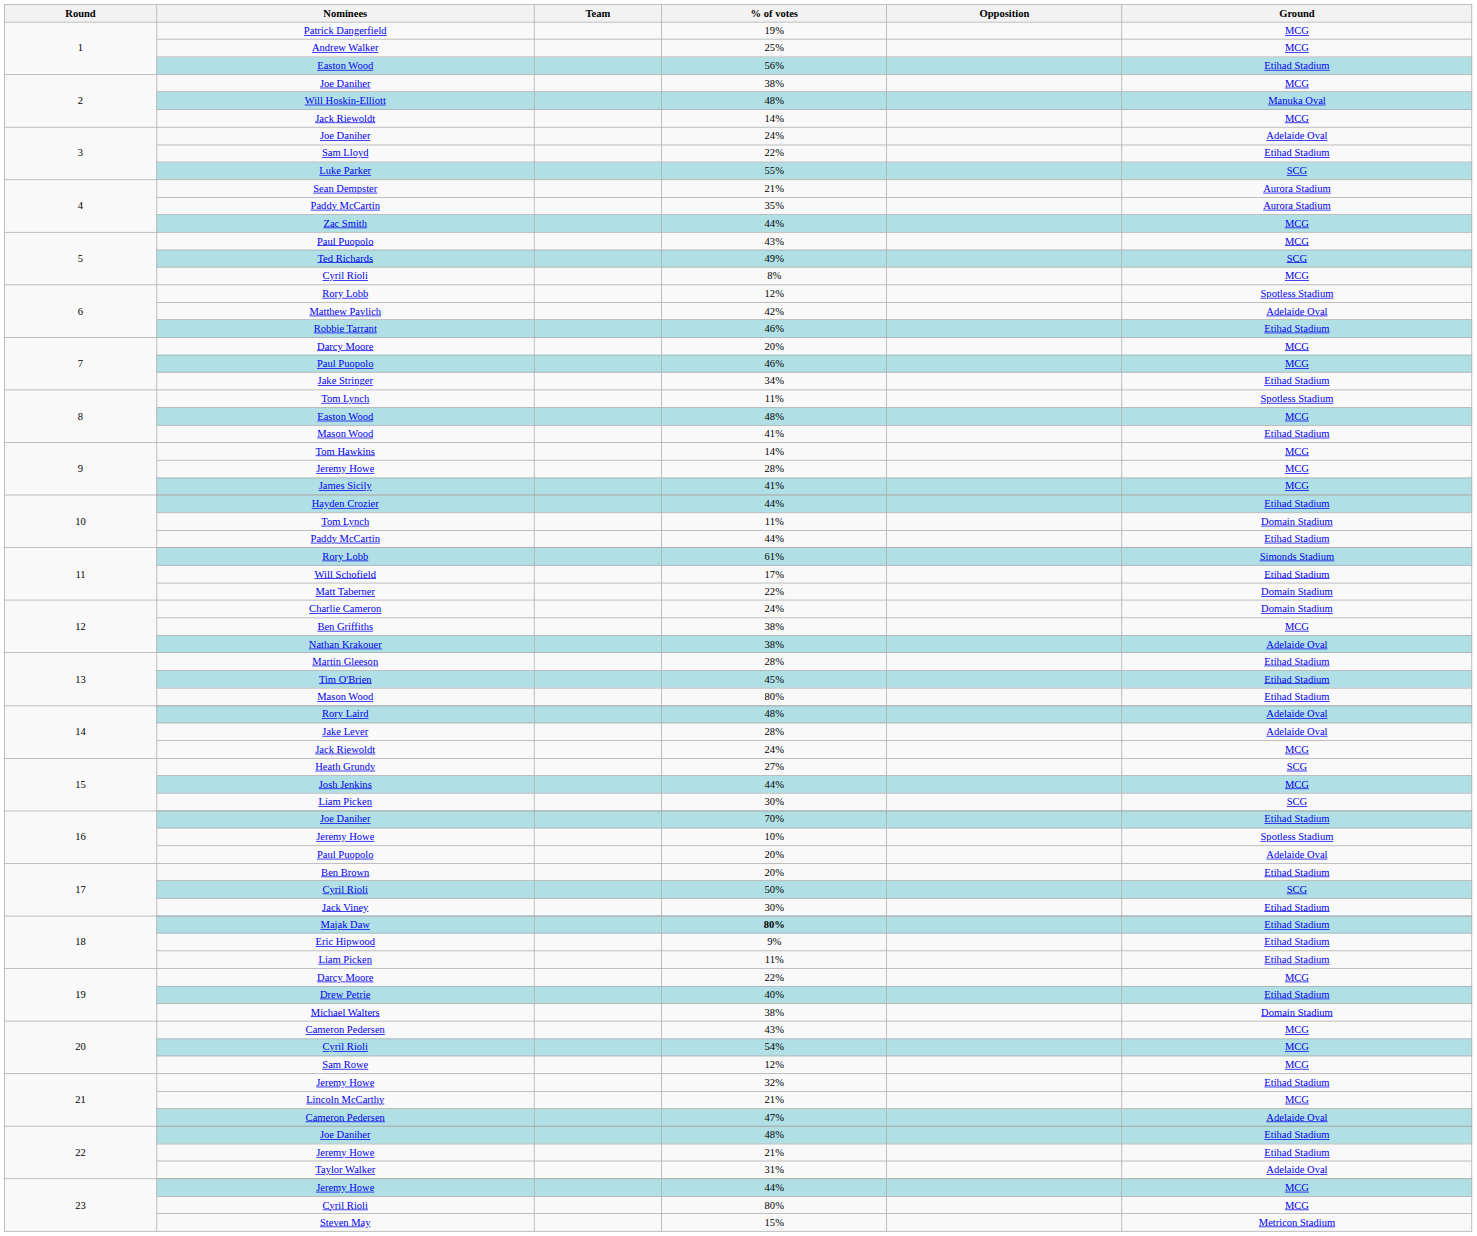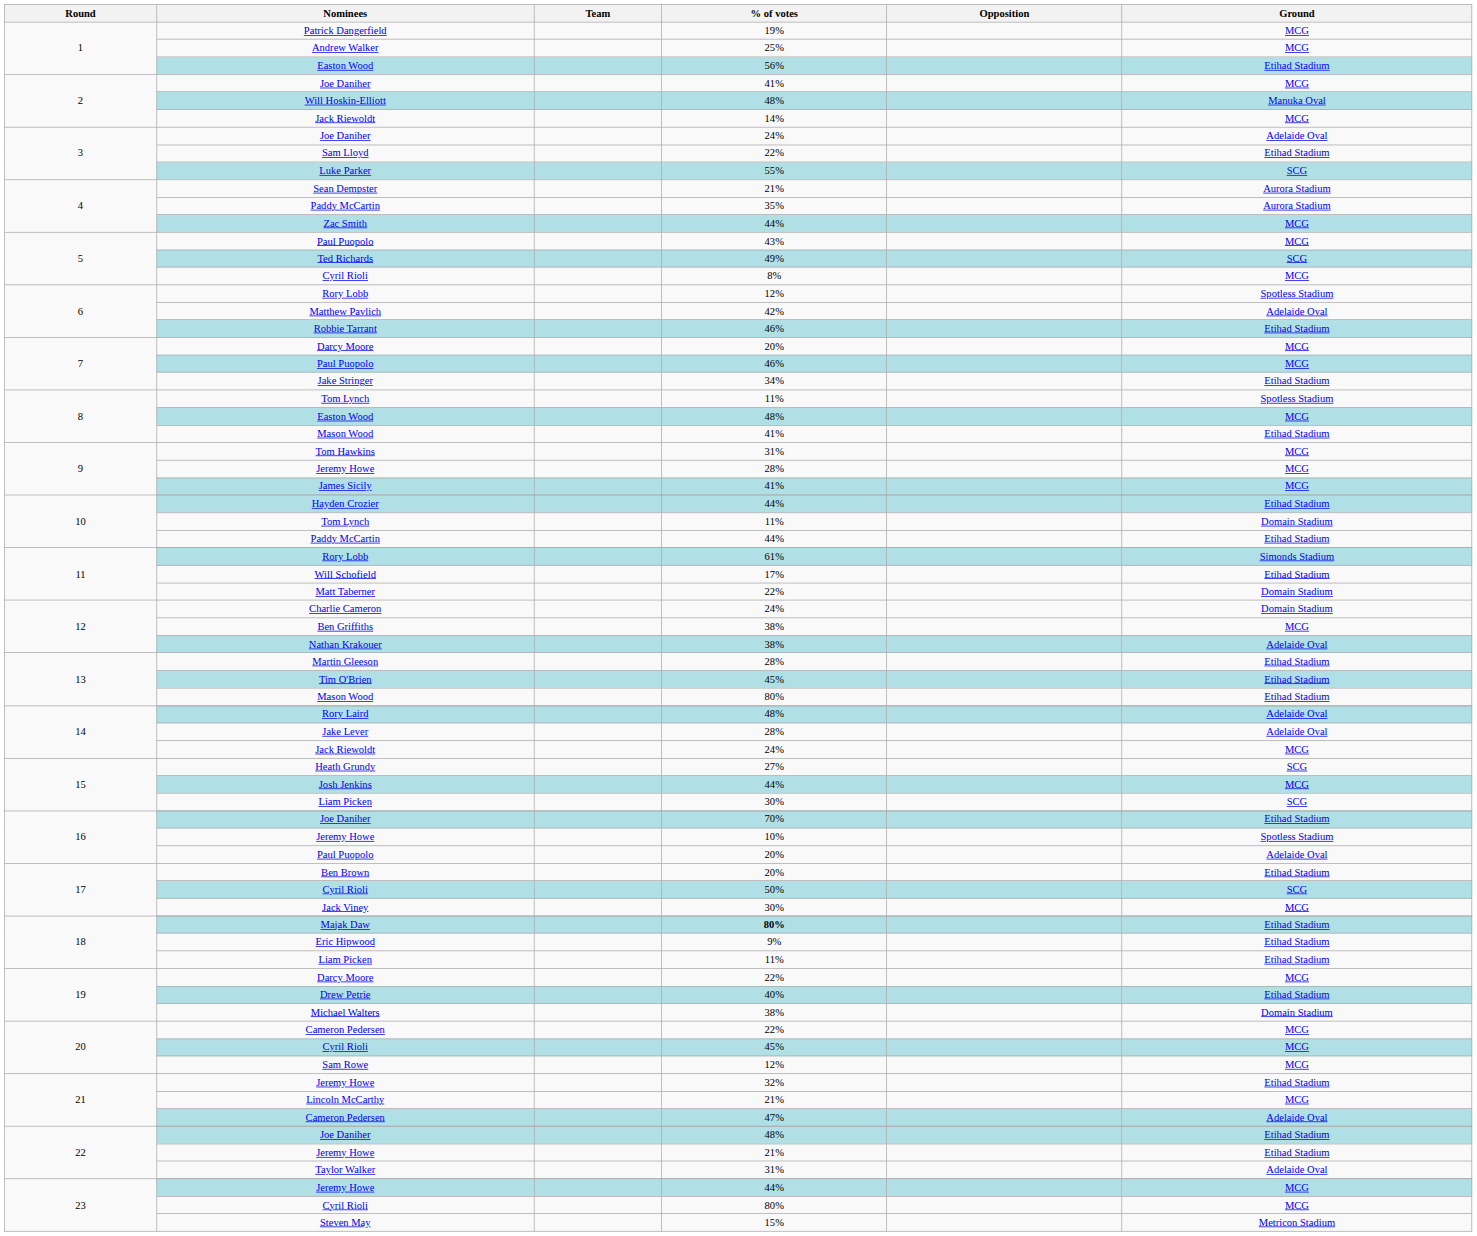(774, 83) 38% -> (774, 83) 41%
(774, 451) 14% -> (774, 451) 31%
(1297, 907) Etihad Stadium -> (1297, 907) MCG
(774, 1030) 43% -> (774, 1030) 22%
(774, 1047) 54% -> (774, 1047) 45%
